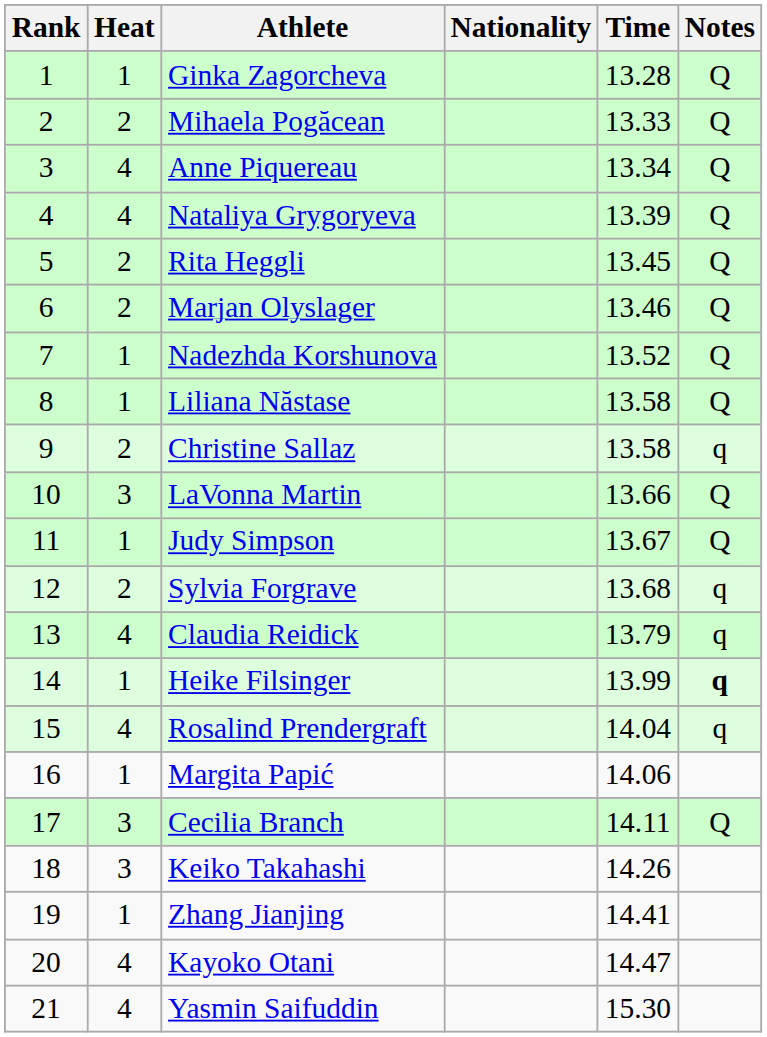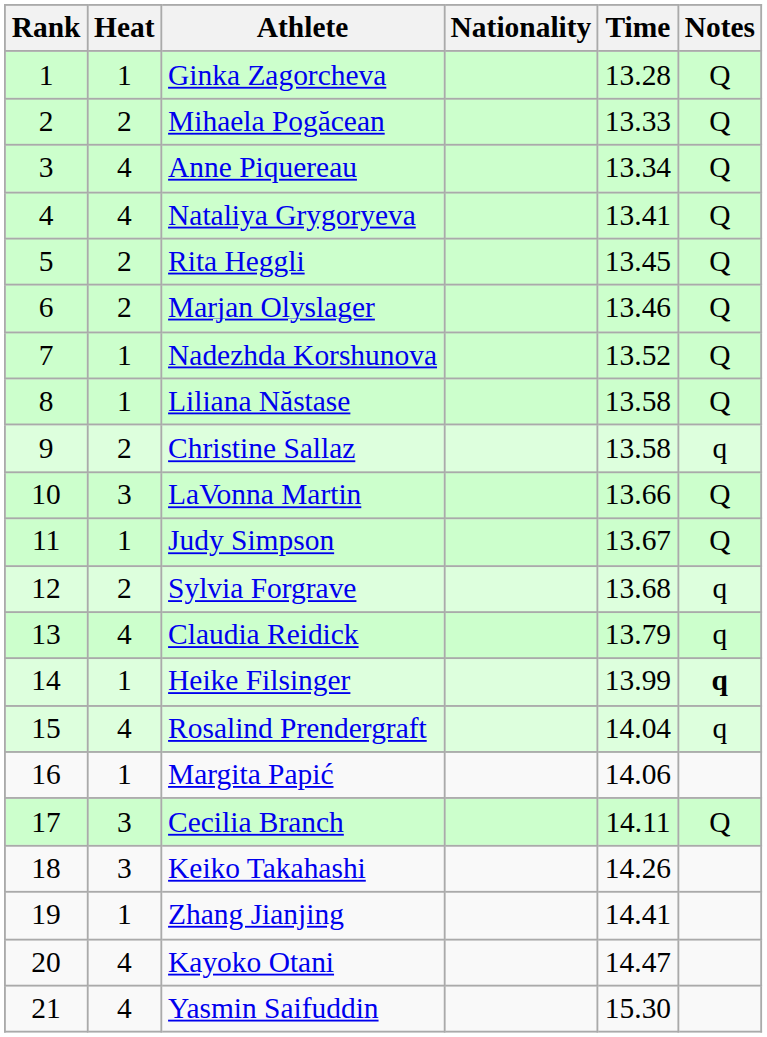(638, 214) 13.39 -> (638, 214) 13.41
